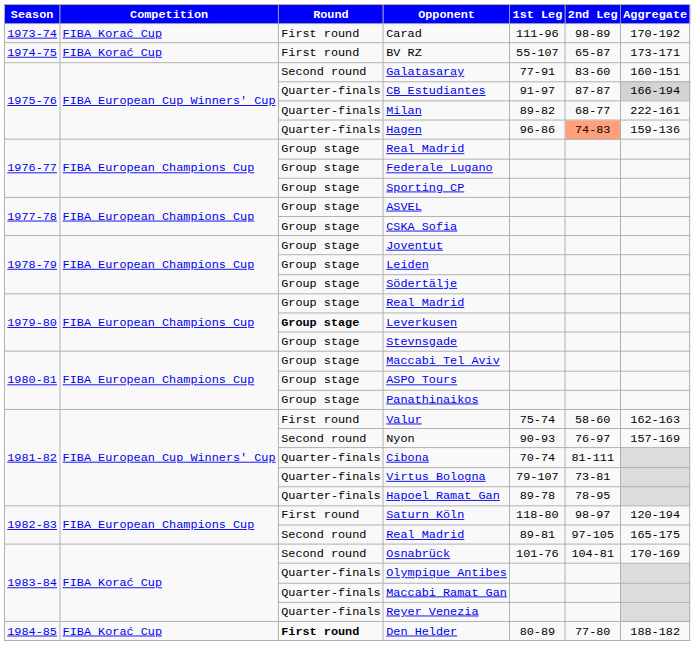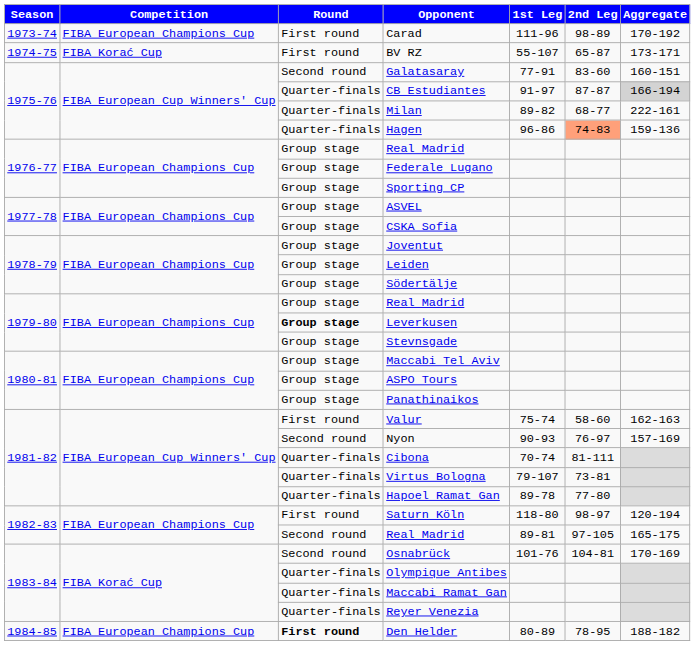(112, 33) FIBA Korać Cup -> (158, 33) FIBA European Champions Cup
(593, 496) 78-95 -> (593, 496) 77-80
(112, 631) FIBA Korać Cup -> (158, 631) FIBA European Champions Cup
(593, 631) 77-80 -> (593, 631) 78-95
